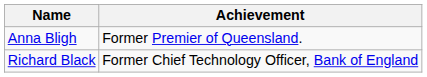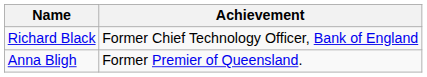rows swapped: (42, 38) <-> (52, 60)
